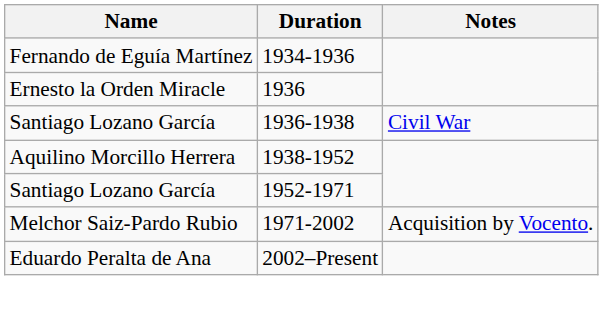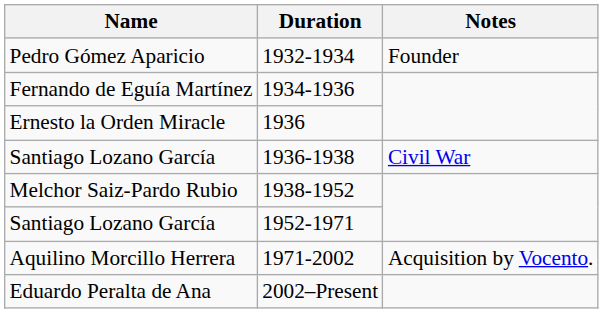+ row: (308, 55)
(122, 156) Aquilino Morcillo Herrera -> (124, 190) Melchor Saiz-Pardo Rubio
(124, 223) Melchor Saiz-Pardo Rubio -> (122, 257) Aquilino Morcillo Herrera
